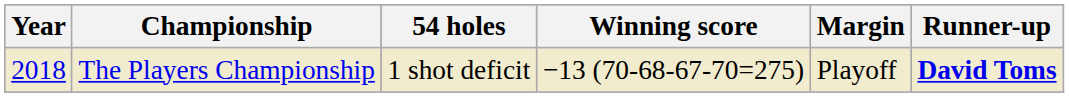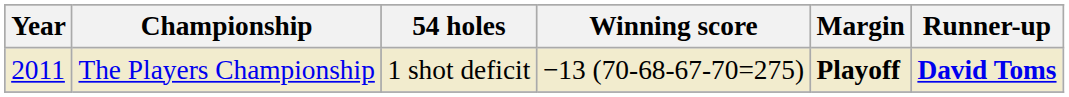(39, 69) 2018 -> (38, 69) 2011
(857, 69) normal -> (858, 69) bold
